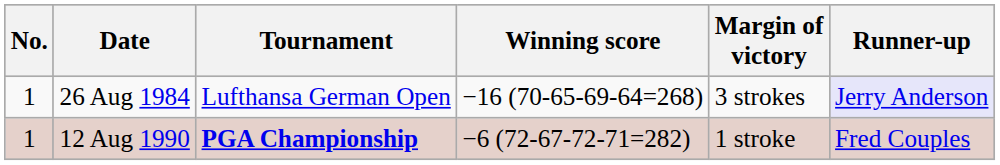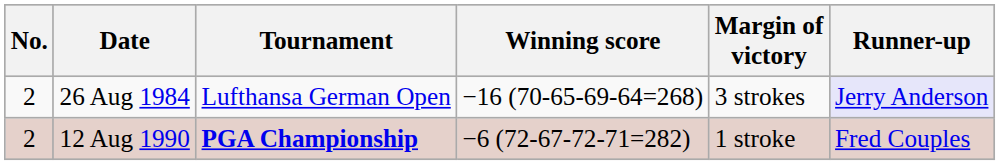(29, 96) 1 -> (29, 96) 2
(29, 138) 1 -> (29, 138) 2
